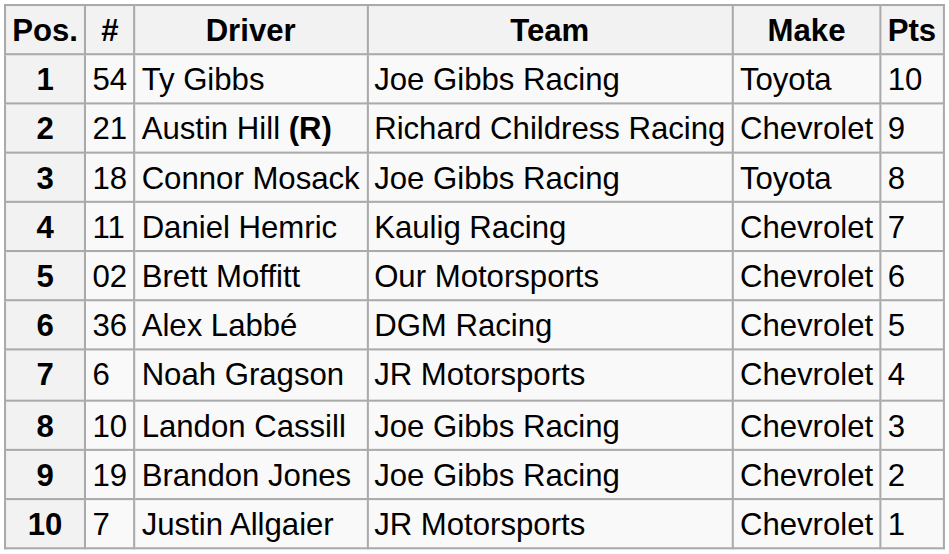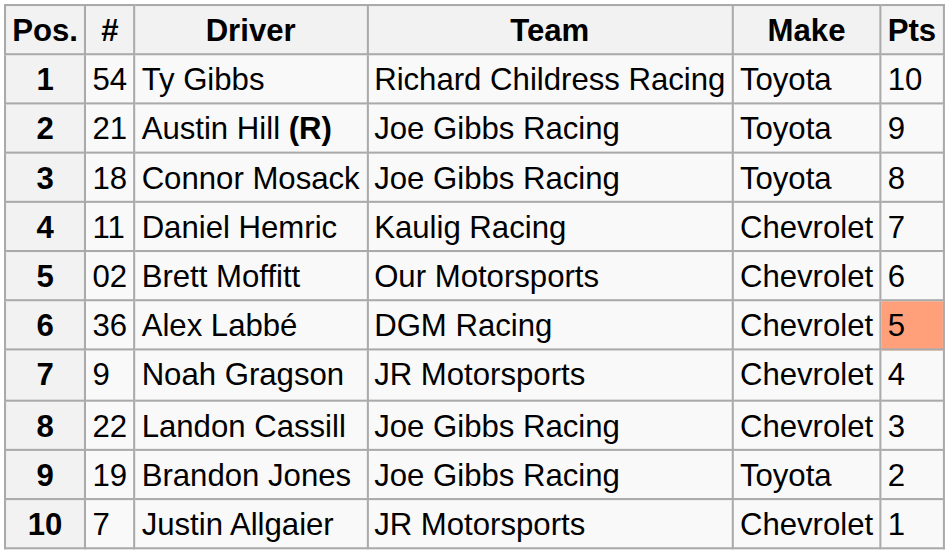(497, 79) Joe Gibbs Racing -> (550, 79) Richard Childress Racing
(550, 129) Richard Childress Racing -> (497, 129) Joe Gibbs Racing
(807, 129) Chevrolet -> (786, 129) Toyota
(896, 326) no background -> (896, 326) lightsalmon background
(101, 375) 6 -> (101, 375) 9
(110, 425) 10 -> (110, 425) 22
(807, 474) Chevrolet -> (786, 474) Toyota
